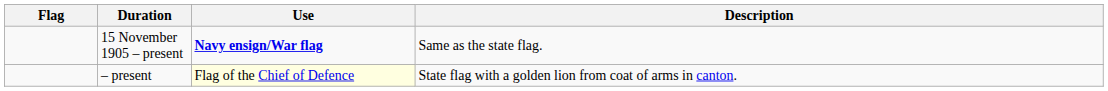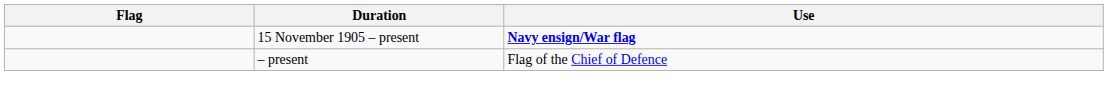- column: (759, 15)
(274, 75) lightyellow background -> (587, 59) no background
